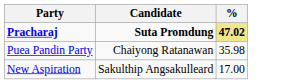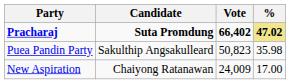+ column: (235, 13)
(163, 50) Chaiyong Ratanawan -> (156, 50) Sakulthip Angsakulleard
(156, 69) Sakulthip Angsakulleard -> (163, 69) Chaiyong Ratanawan
